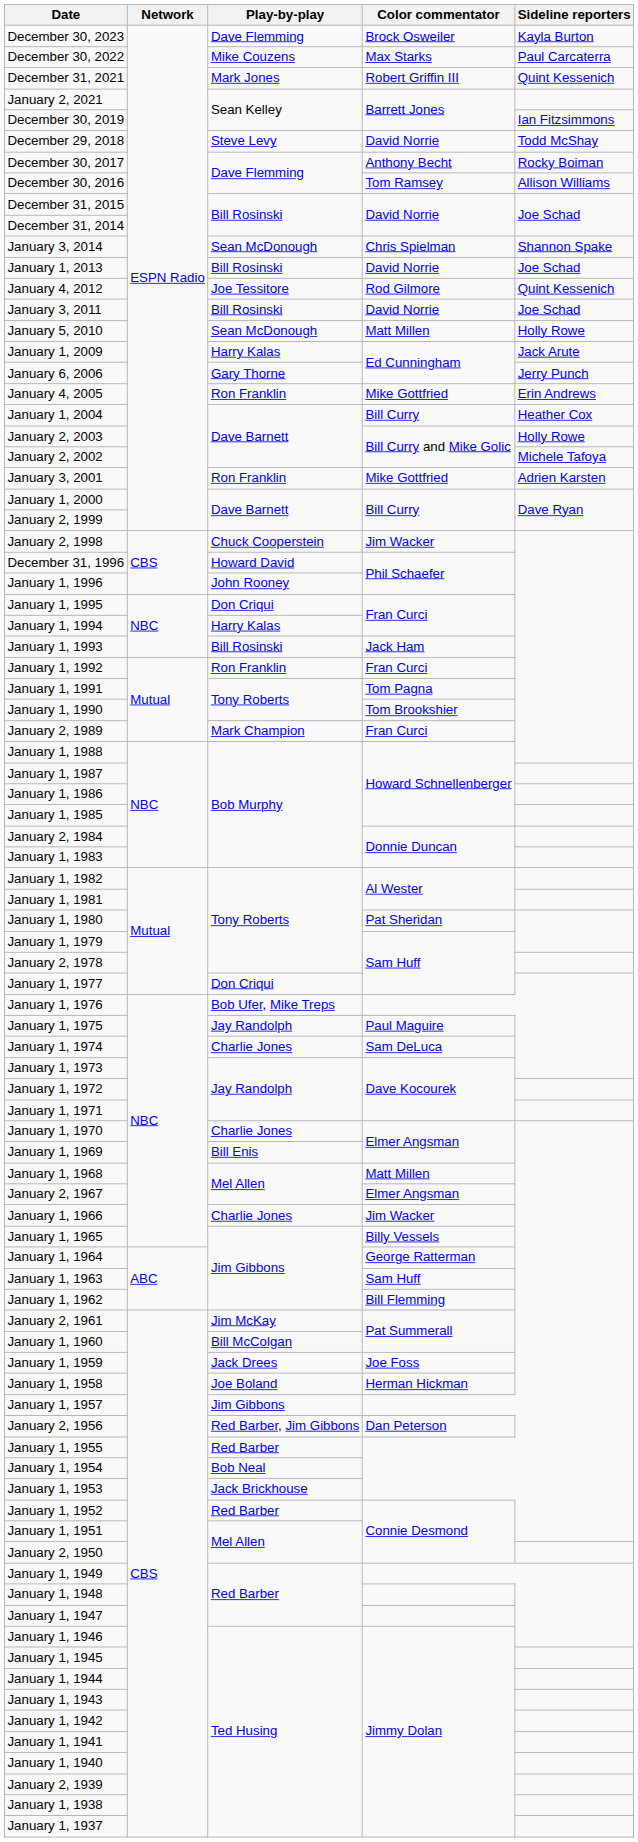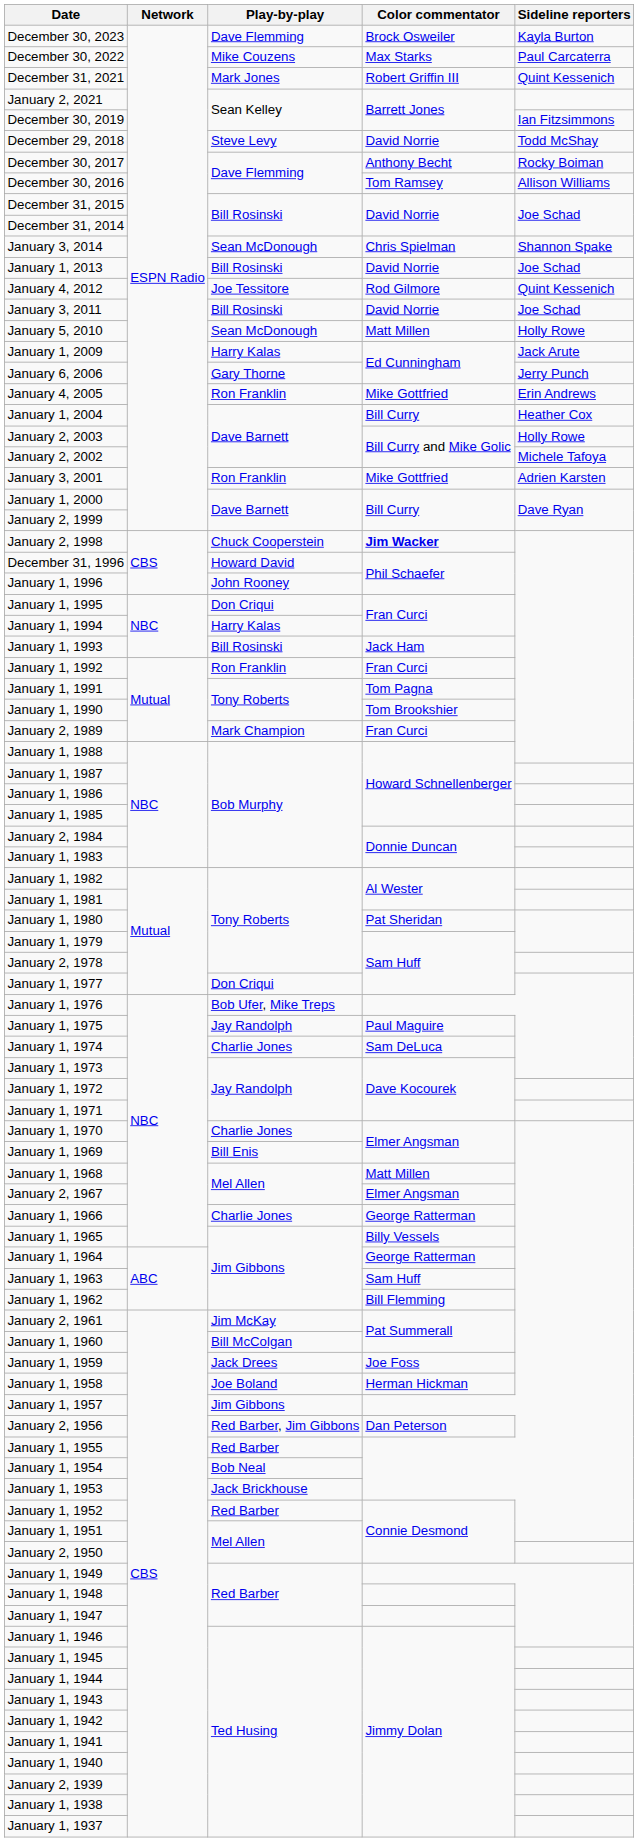(400, 541) normal -> (402, 541) bold
(400, 1215) Jim Wacker -> (420, 1215) George Ratterman
